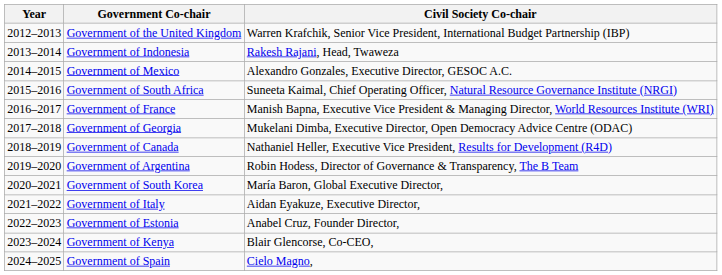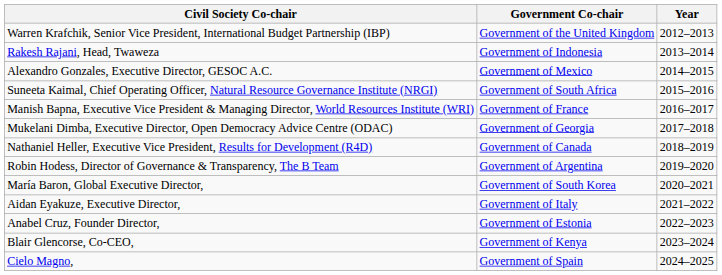columns swapped: (34, 14) <-> (480, 14)
